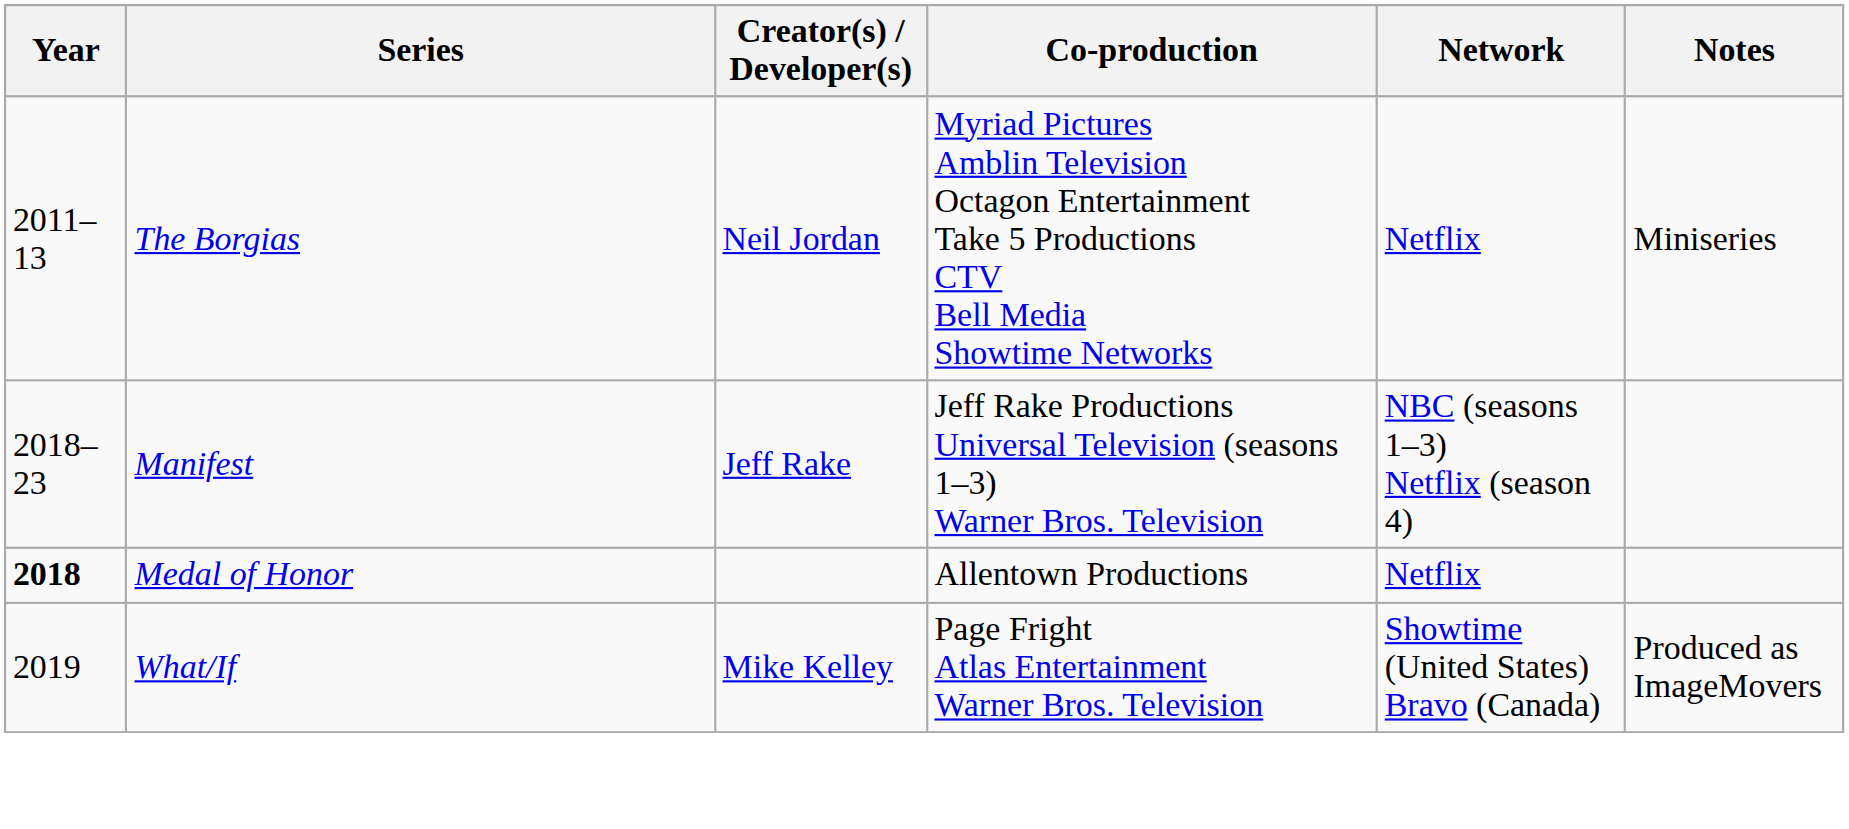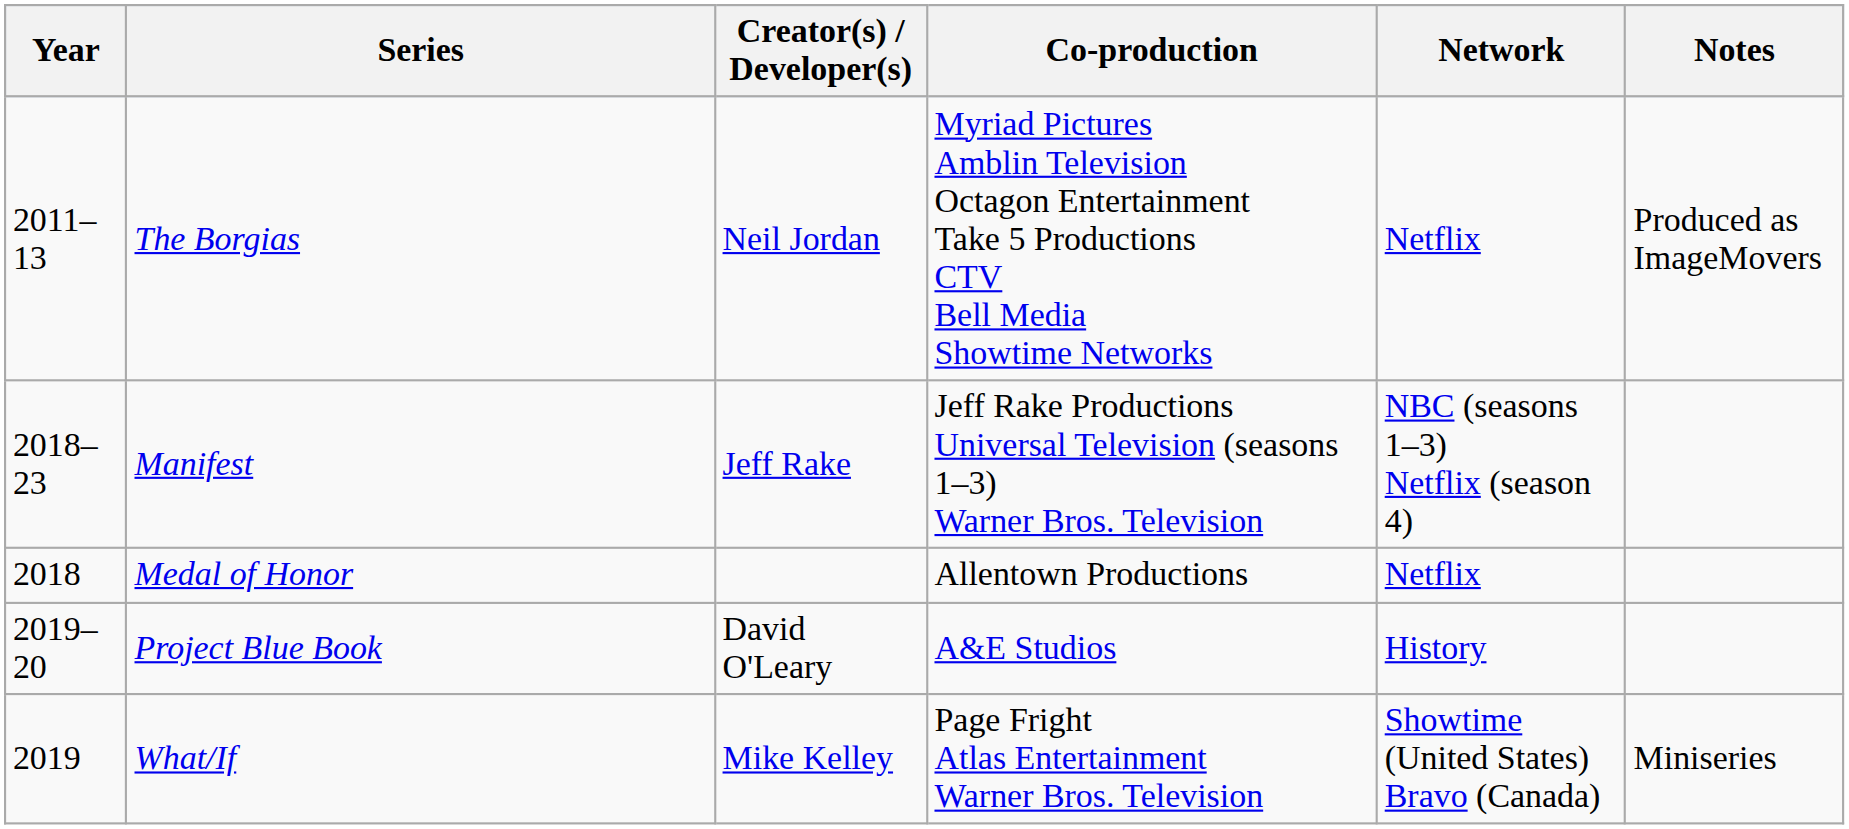(1705, 237) Miniseries -> (1728, 237) Produced as ImageMovers
(47, 574) bold -> (47, 574) normal
+ row: (258, 647)
(1728, 666) Produced as ImageMovers -> (1705, 758) Miniseries
